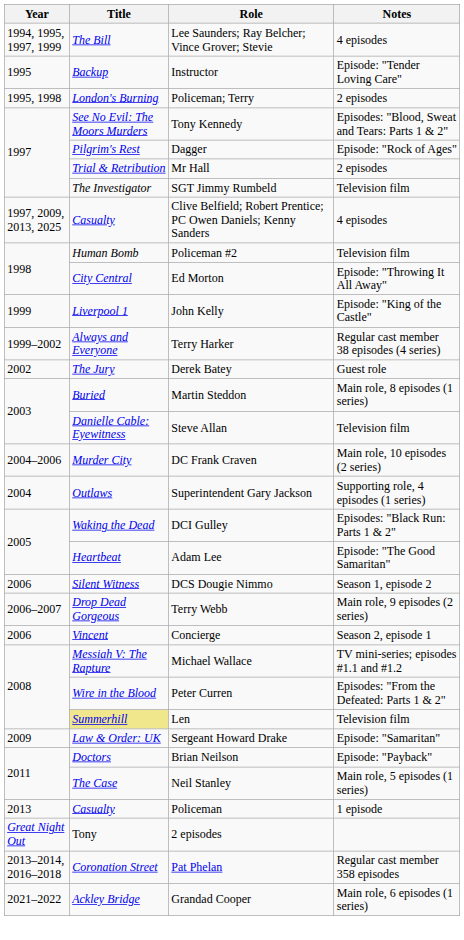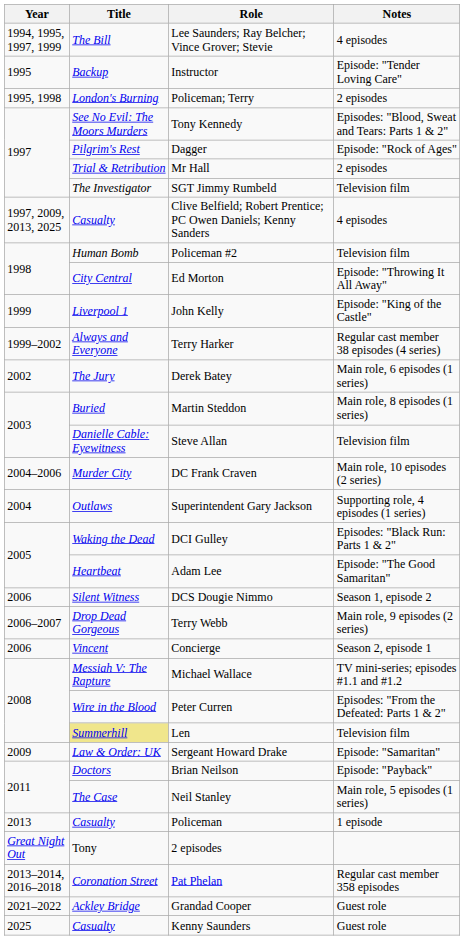(362, 369) Guest role -> (395, 376) Main role, 6 episodes (1 series)
(395, 899) Main role, 6 episodes (1 series) -> (362, 906) Guest role
+ row: (211, 925)
